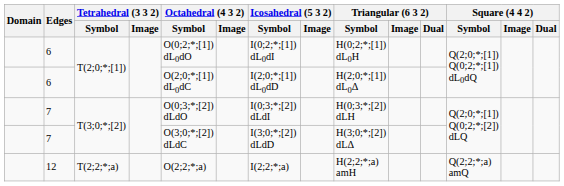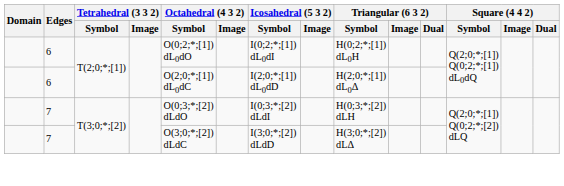- row: (51, 167)
